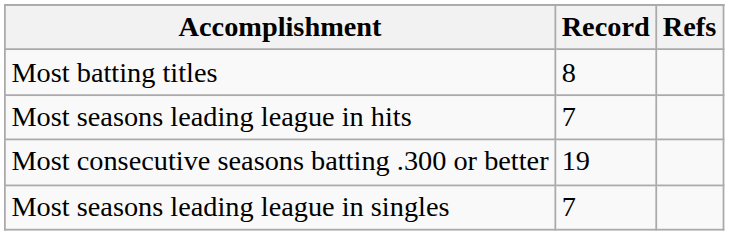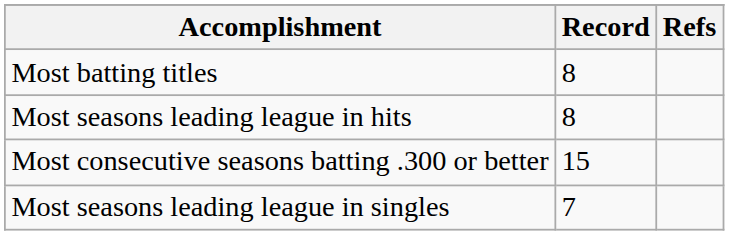(569, 116) 7 -> (569, 116) 8
(576, 161) 19 -> (576, 161) 15
